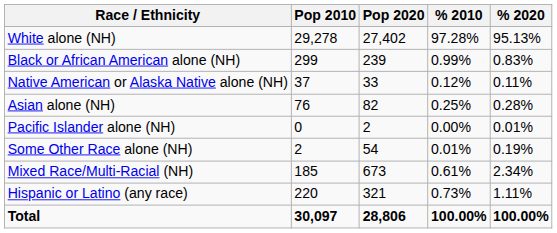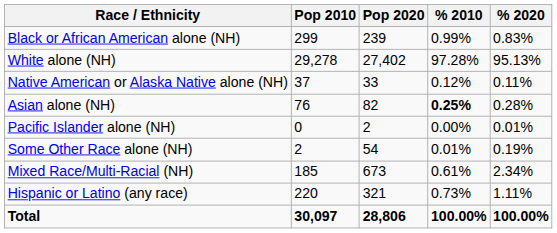rows swapped: (62, 37) <-> (124, 60)
(451, 104) normal -> (451, 104) bold
